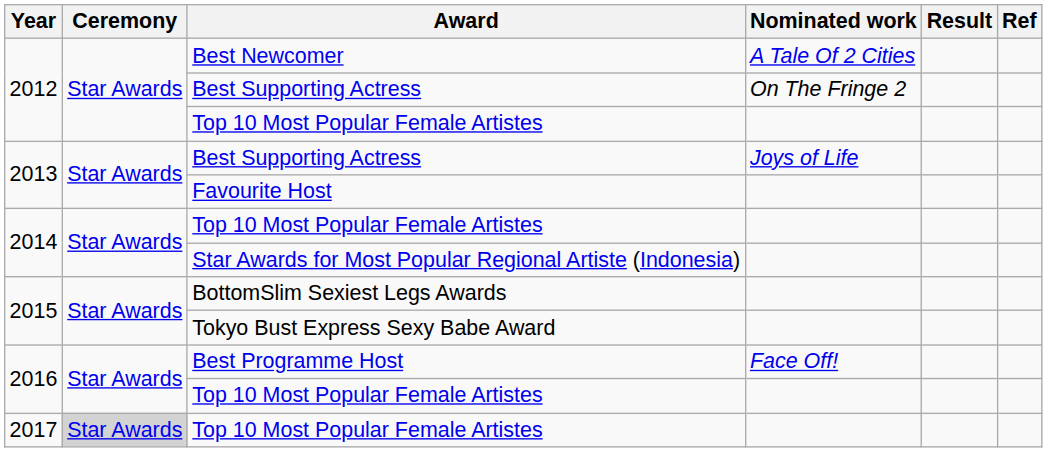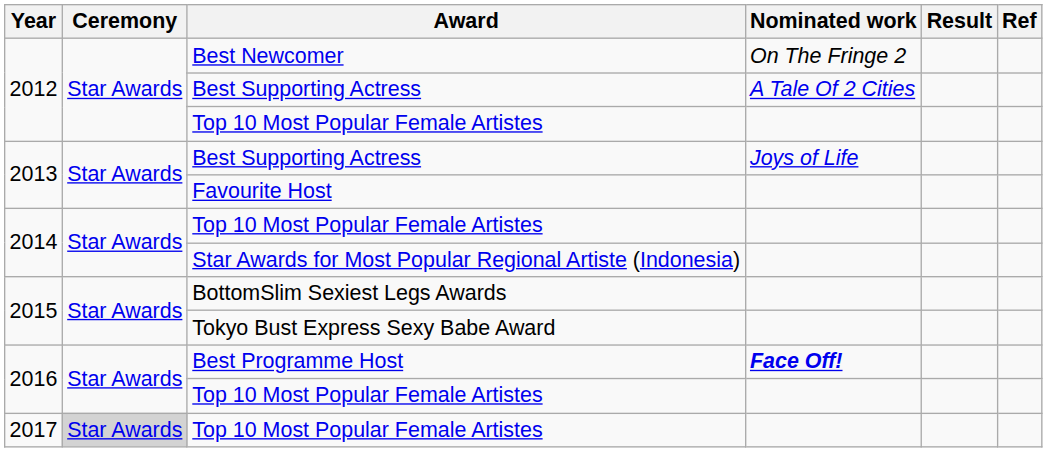(833, 55) A Tale Of 2 Cities -> (828, 55) On The Fringe 2
(828, 89) On The Fringe 2 -> (833, 89) A Tale Of 2 Cities
(794, 361) normal -> (796, 361) bold
